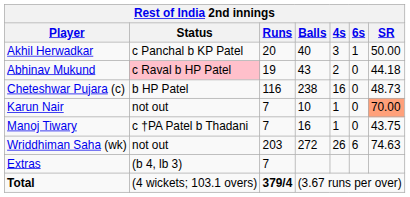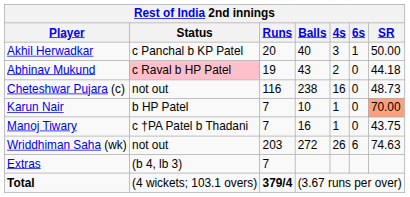(160, 88) b HP Patel -> (150, 88) not out
(150, 107) not out -> (160, 107) b HP Patel
